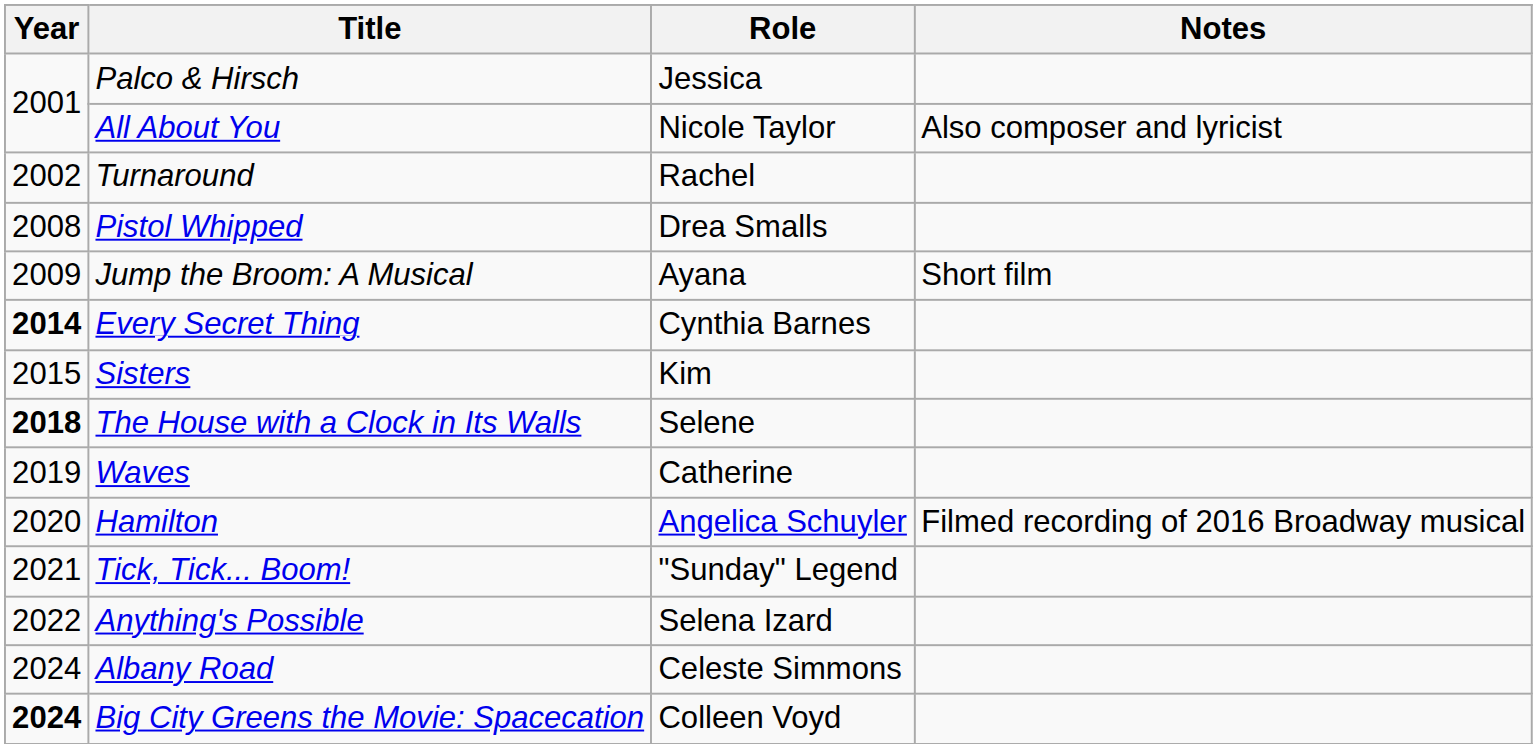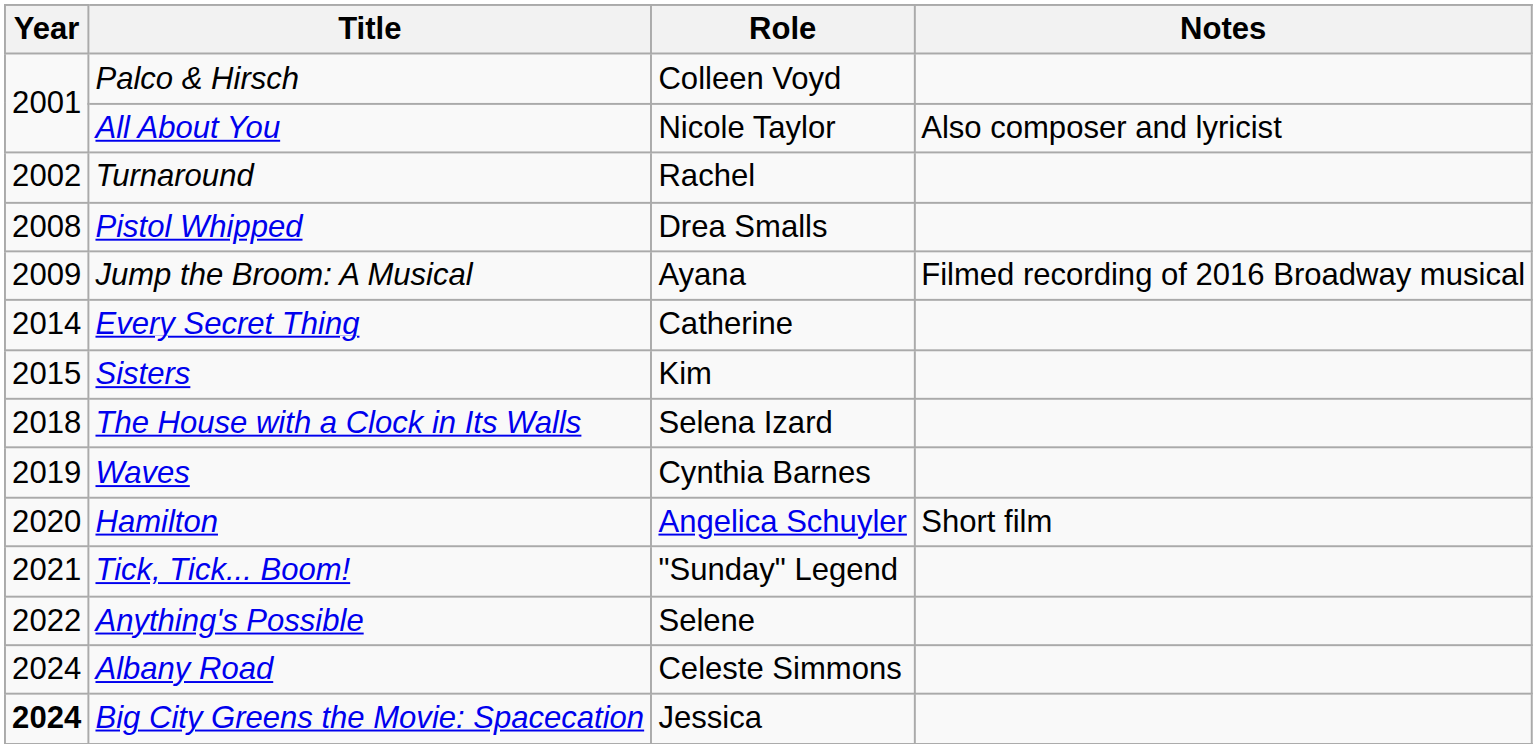(710, 78) Jessica -> (750, 78) Colleen Voyd
(987, 275) Short film -> (1223, 275) Filmed recording of 2016 Broadway musical
(47, 324) bold -> (47, 324) normal
(765, 324) Cynthia Barnes -> (726, 324) Catherine
(47, 422) bold -> (47, 422) normal
(707, 422) Selene -> (746, 422) Selena Izard
(726, 472) Catherine -> (765, 472) Cynthia Barnes
(1223, 521) Filmed recording of 2016 Broadway musical -> (987, 521) Short film
(746, 619) Selena Izard -> (707, 619) Selene
(750, 718) Colleen Voyd -> (710, 718) Jessica
